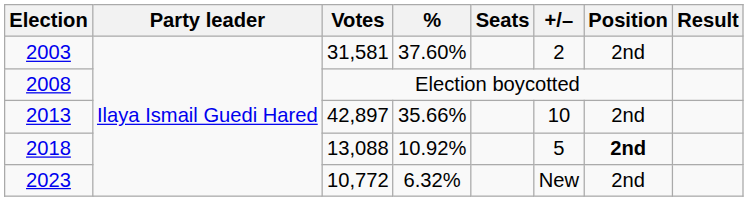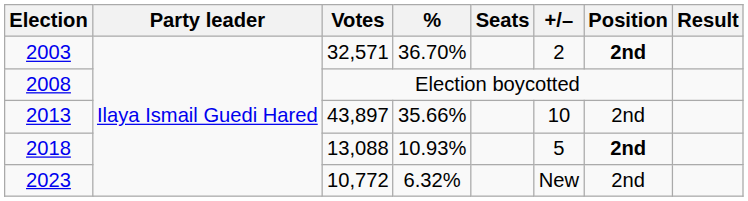(358, 52) 31,581 -> (358, 52) 32,571
(432, 52) 37.60% -> (432, 52) 36.70%
(628, 52) normal -> (628, 52) bold
(358, 116) 42,897 -> (358, 116) 43,897
(432, 148) 10.92% -> (432, 148) 10.93%
